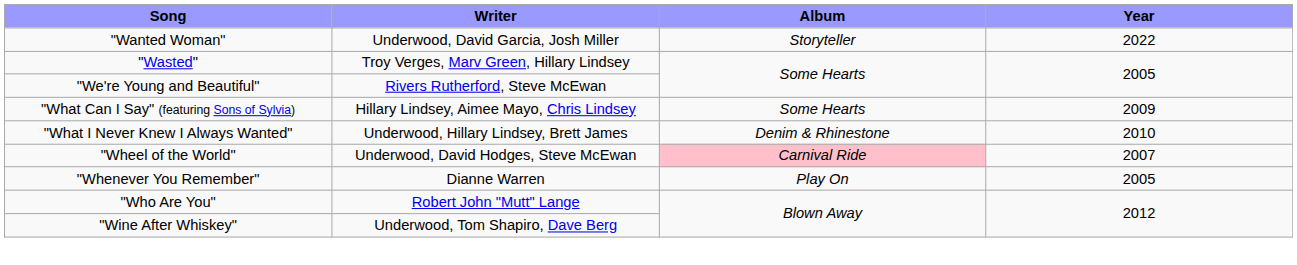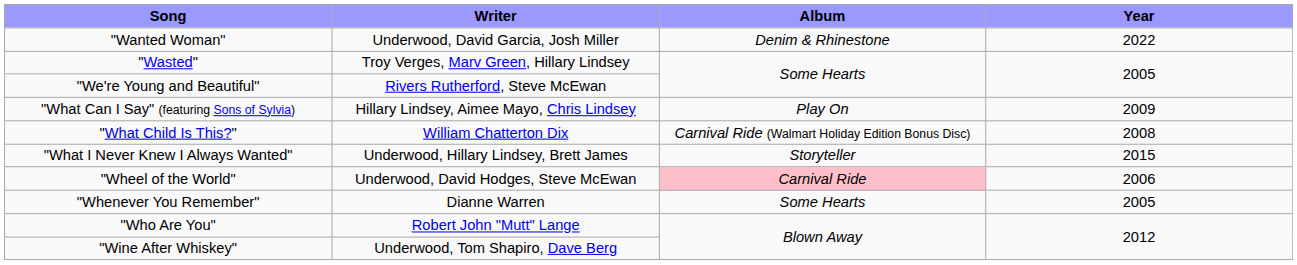(822, 39) Storyteller -> (822, 39) Denim & Rhinestone
(822, 109) Some Hearts -> (822, 109) Play On
+ row: (168, 132)
(822, 132) Denim & Rhinestone -> (822, 155) Storyteller
(1139, 132) 2010 -> (1139, 155) 2015
(1139, 155) 2007 -> (1139, 179) 2006
(822, 179) Play On -> (822, 202) Some Hearts
